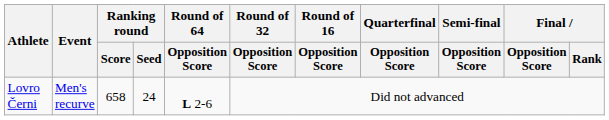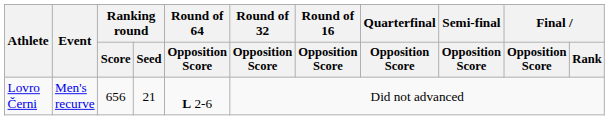(116, 96) 658 -> (116, 96) 656
(149, 96) 24 -> (149, 96) 21
